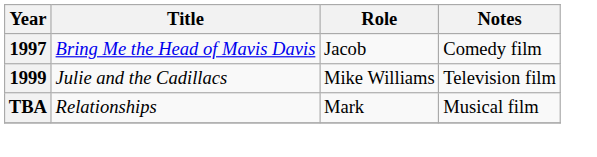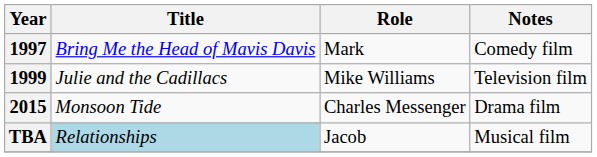(345, 48) Jacob -> (344, 48) Mark
+ row: (28, 107)
(106, 107) no background -> (106, 136) lightblue background
(344, 107) Mark -> (345, 136) Jacob
